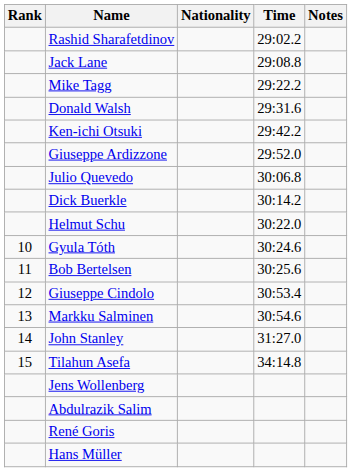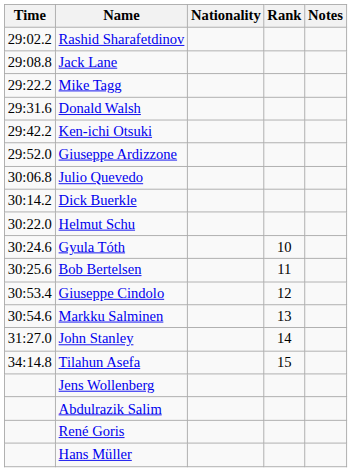columns swapped: (25, 16) <-> (279, 16)
